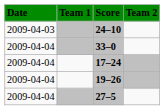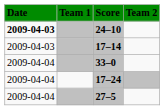(31, 29) normal -> (31, 29) bold
+ row: (108, 46)
- row: (108, 80)
